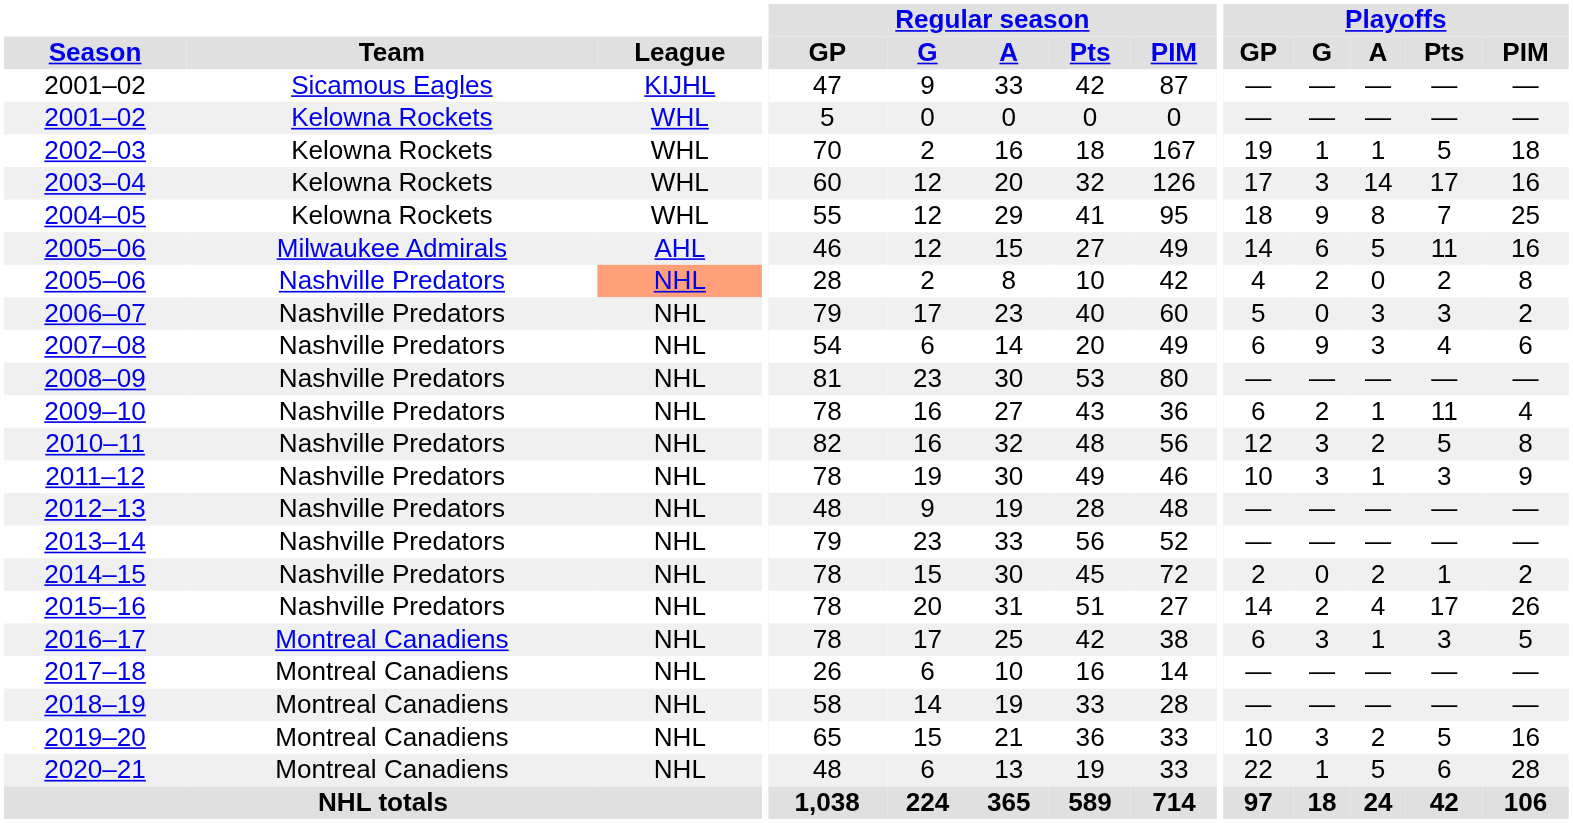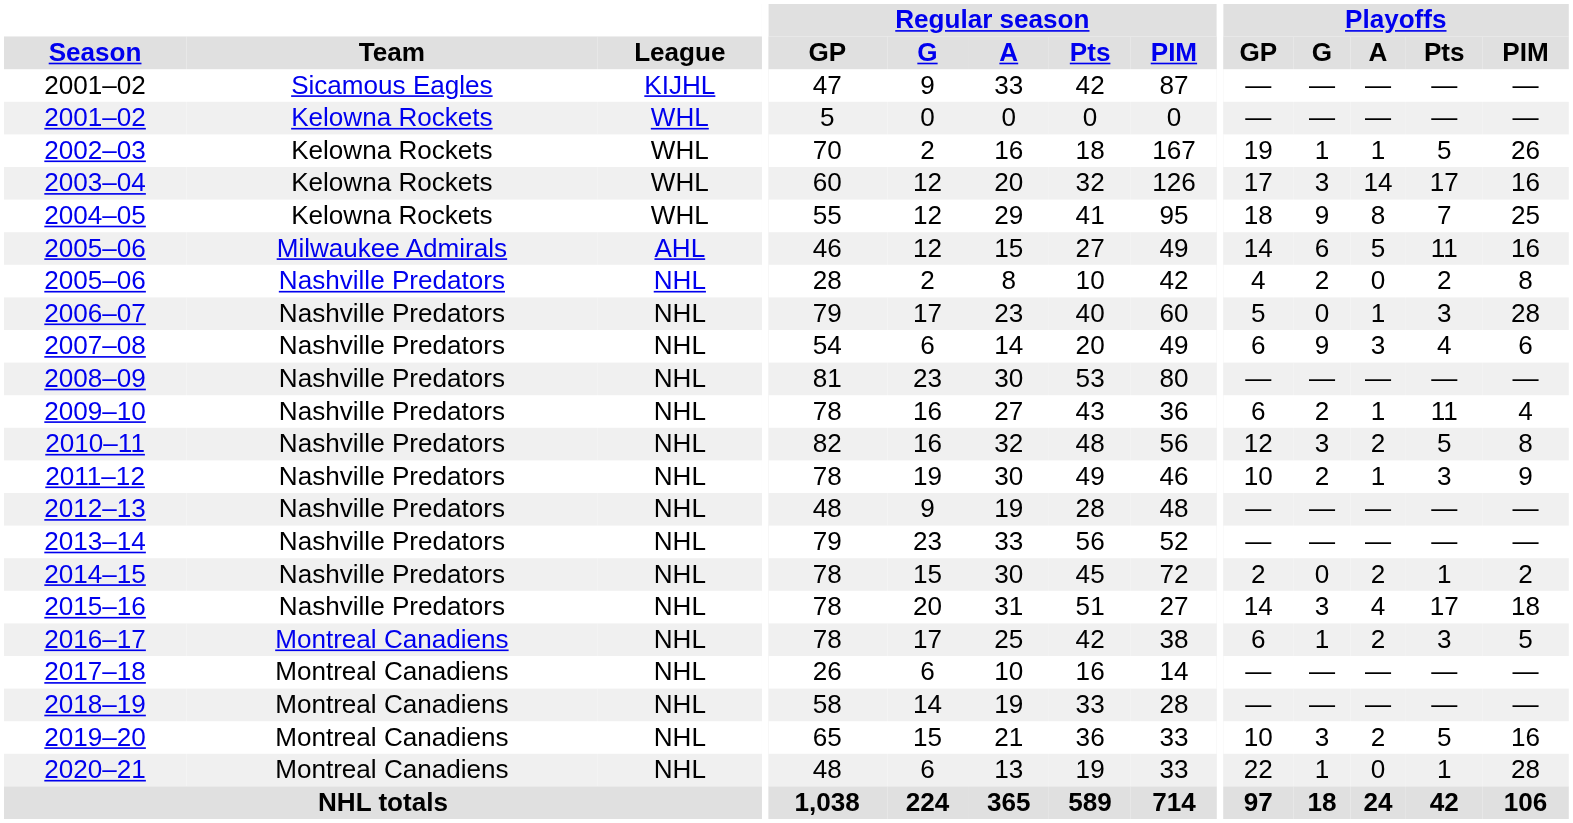(1526, 150) 18 -> (1526, 150) 26
(680, 280) lightsalmon background -> (680, 280) no background
(1378, 313) 3 -> (1378, 313) 1
(1526, 313) 2 -> (1526, 313) 28
(1322, 476) 3 -> (1322, 476) 2
(1322, 606) 2 -> (1322, 606) 3
(1526, 606) 26 -> (1526, 606) 18
(1322, 639) 3 -> (1322, 639) 1
(1378, 639) 1 -> (1378, 639) 2
(1378, 769) 5 -> (1378, 769) 0
(1444, 769) 6 -> (1444, 769) 1
